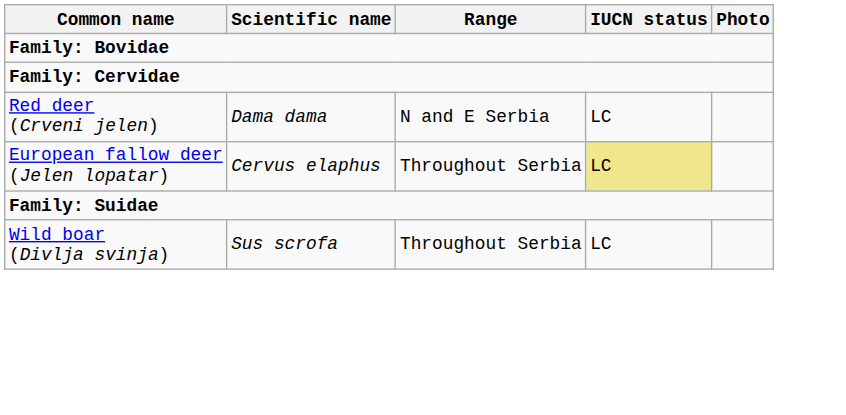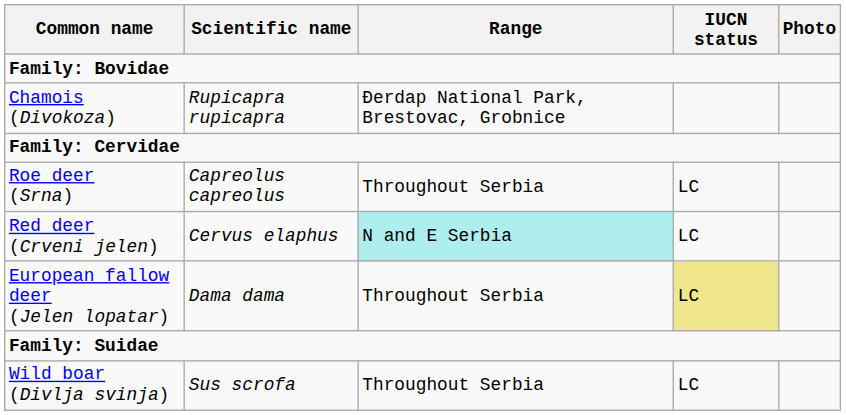+ row: (62, 108)
+ row: (52, 187)
(279, 117) Dama dama -> (264, 236) Cervus elaphus
(475, 117) no background -> (437, 236) paleturquoise background
(306, 166) Cervus elaphus -> (237, 296) Dama dama
